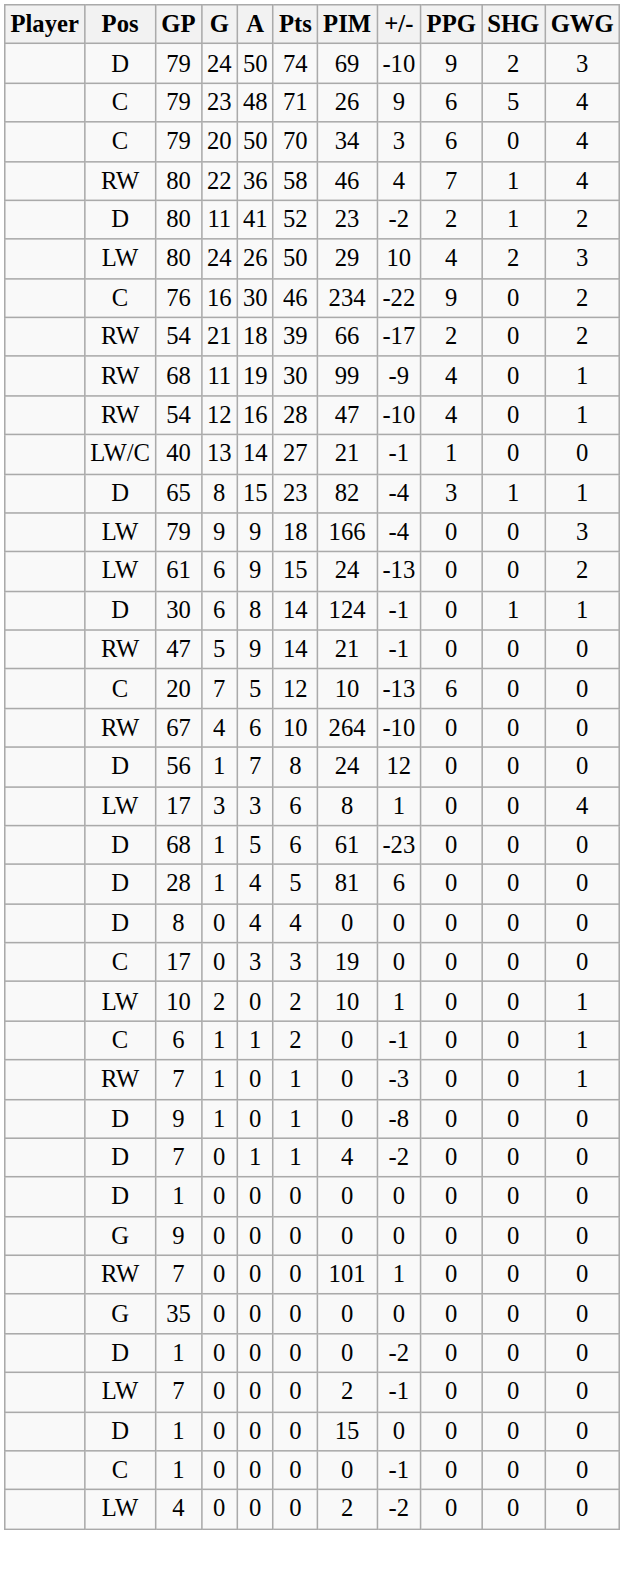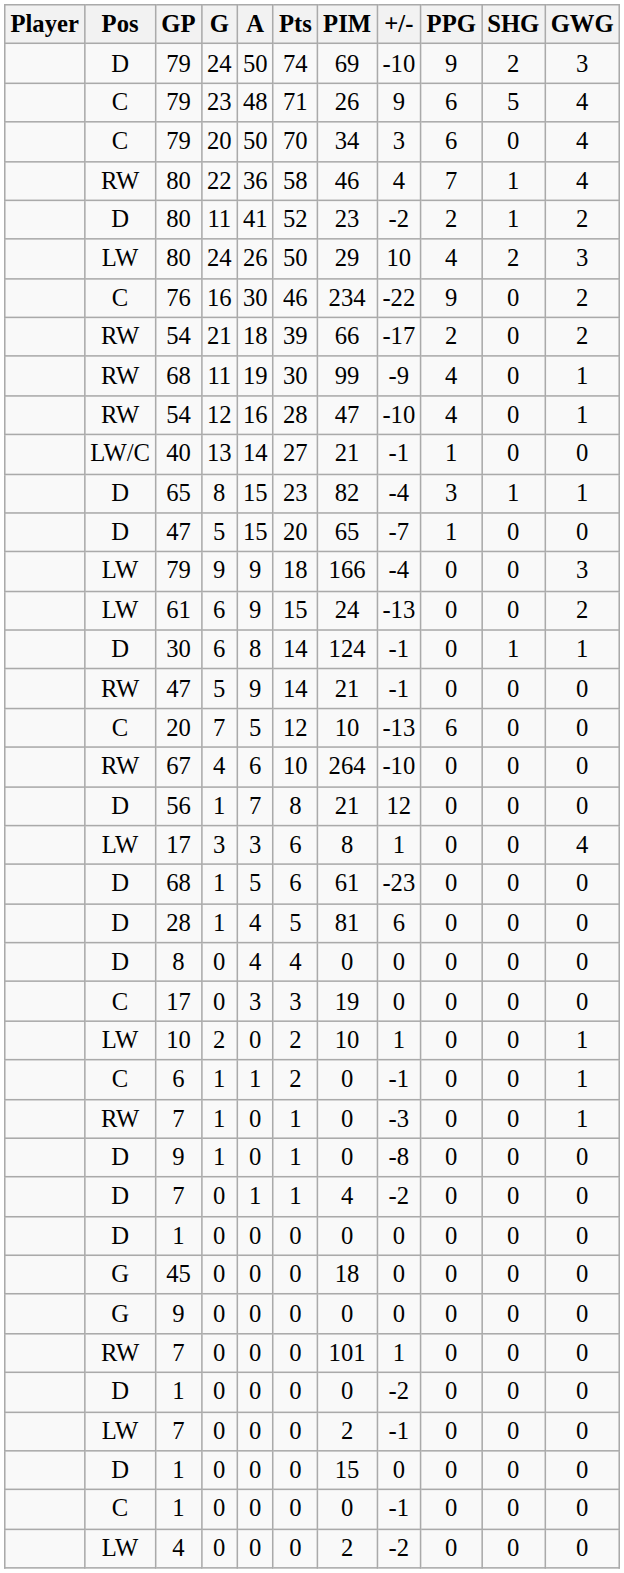+ row: (120, 532)
(347, 766) 24 -> (347, 805) 21
+ row: (120, 1274)
- row: (120, 1313)
